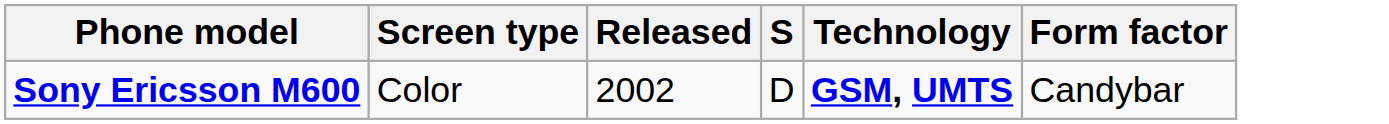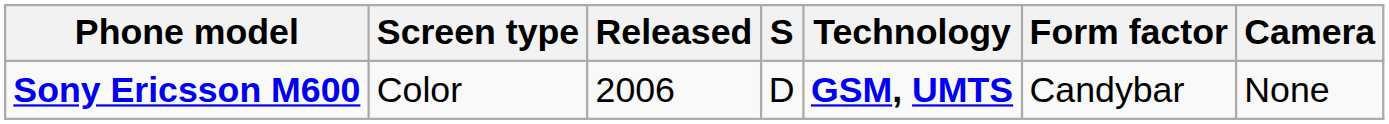+ column: (1310, 32)
(635, 89) 2002 -> (635, 89) 2006
